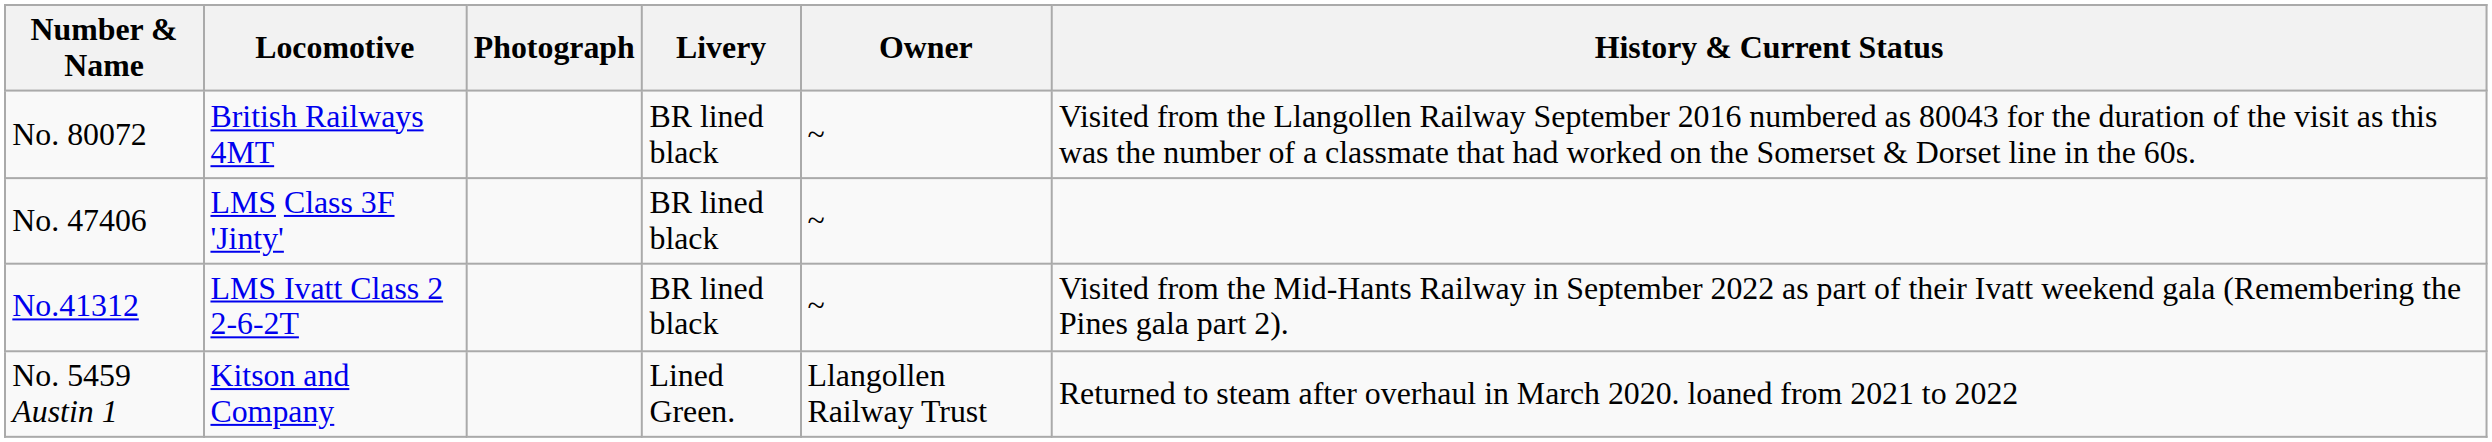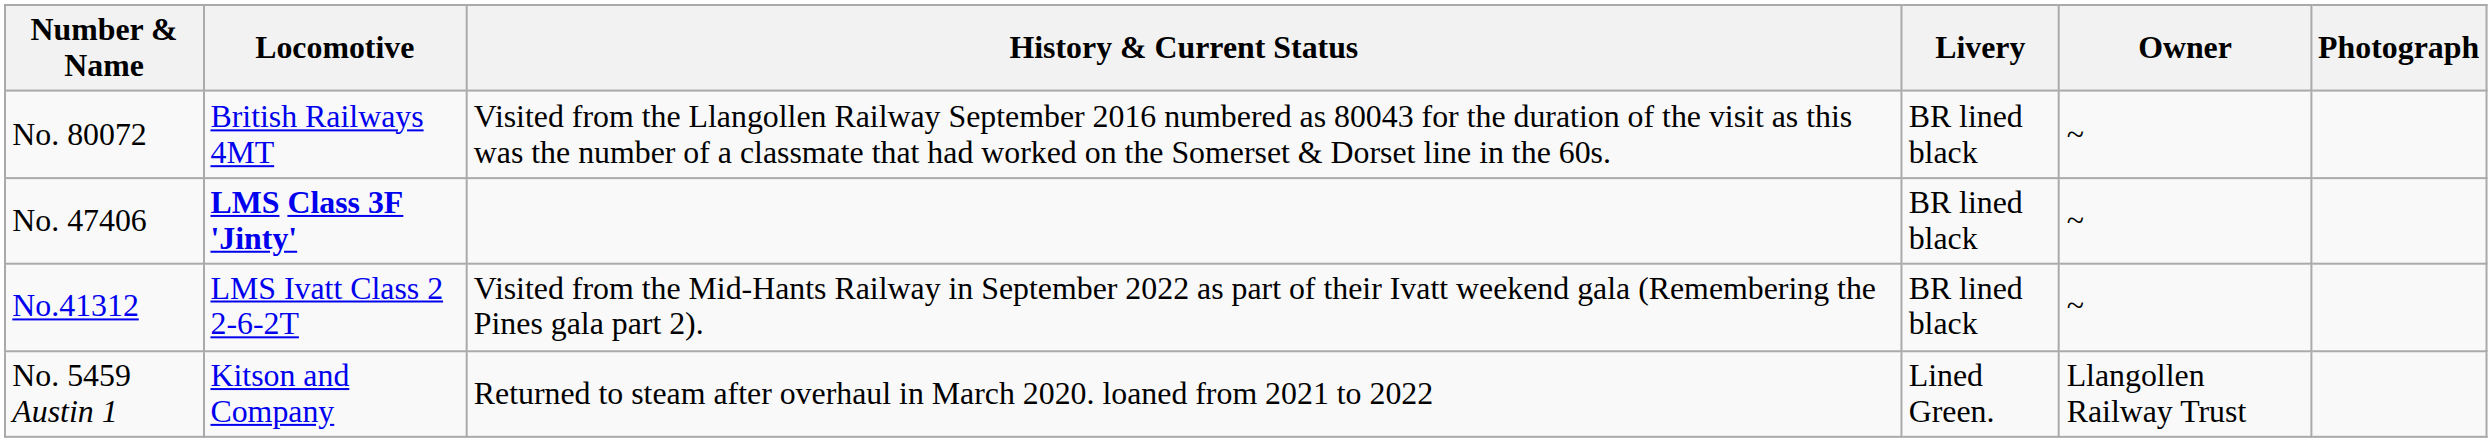columns swapped: (1769, 47) <-> (554, 47)
(302, 220) normal -> (307, 220) bold
